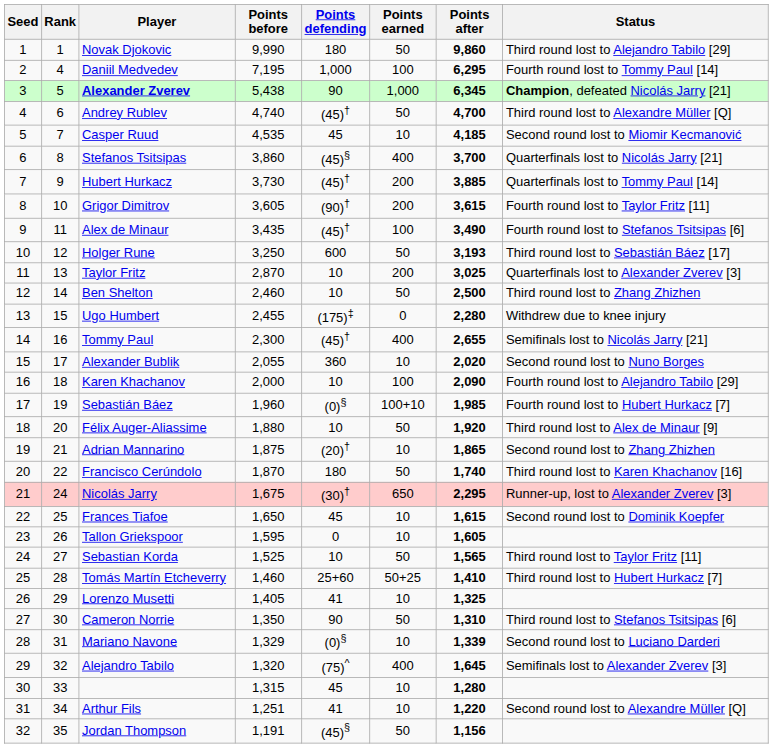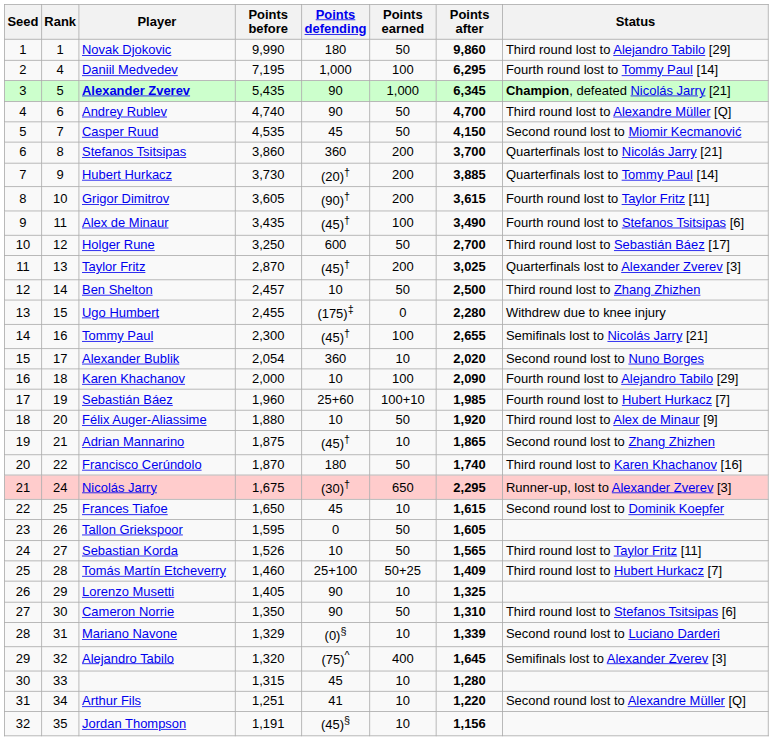(268, 91) 5,438 -> (268, 91) 5,435
(336, 113) (45)† -> (336, 111) 90
(403, 135) 10 -> (403, 132) 50
(470, 135) 4,185 -> (470, 132) 4,150
(336, 157) (45)§ -> (336, 152) 360
(403, 157) 400 -> (403, 152) 200
(336, 181) (45)† -> (336, 174) (20)†
(470, 252) 3,193 -> (470, 245) 2,700
(336, 272) 10 -> (336, 267) (45)†
(268, 293) 2,460 -> (268, 290) 2,457
(403, 339) 400 -> (403, 336) 100
(268, 362) 2,055 -> (268, 358) 2,054
(336, 405) (0)§ -> (336, 399) 25+60
(336, 449) (20)† -> (336, 442) (45)†
(403, 537) 10 -> (403, 530) 50
(268, 557) 1,525 -> (268, 550) 1,526
(336, 578) 25+60 -> (336, 571) 25+100
(470, 578) 1,410 -> (470, 571) 1,409
(336, 598) 41 -> (336, 591) 90
(403, 730) 50 -> (403, 723) 10
